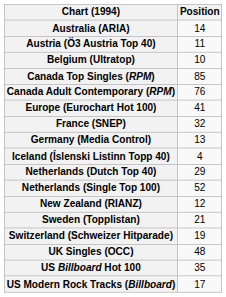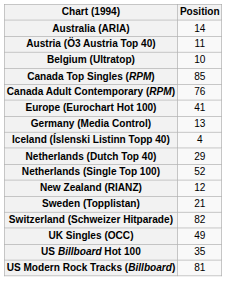- row: (91, 124)
(200, 236) 19 -> (200, 220) 82
(200, 252) 48 -> (200, 236) 49
(200, 284) 17 -> (200, 268) 81
